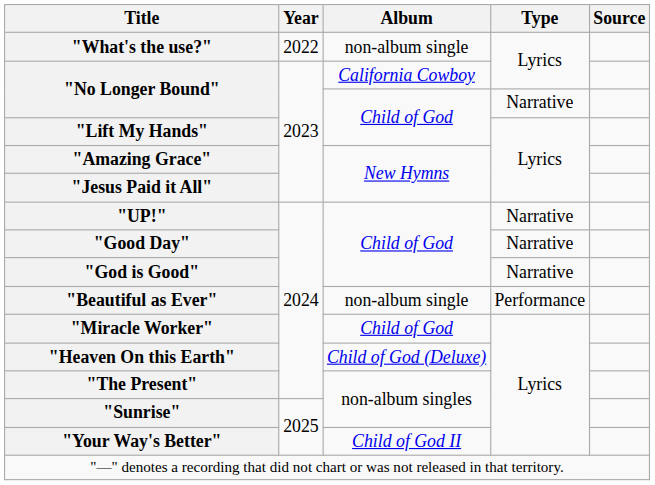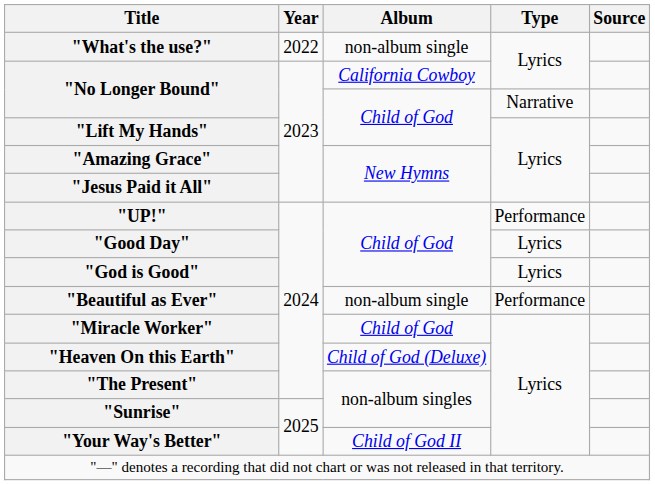(540, 215) Narrative -> (540, 215) Performance
(540, 243) Narrative -> (540, 243) Lyrics
(540, 272) Narrative -> (540, 272) Lyrics
